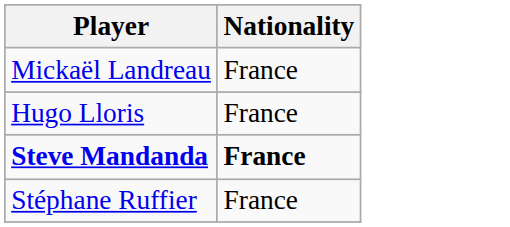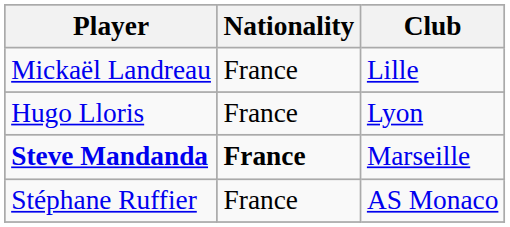+ column: (433, 26)
